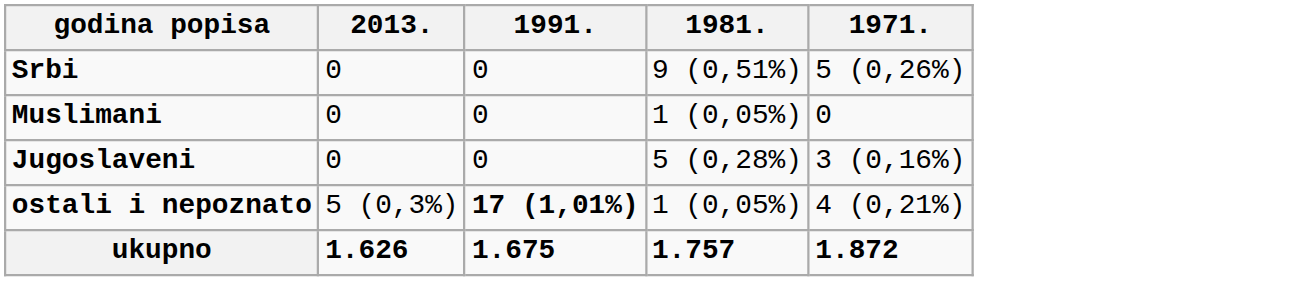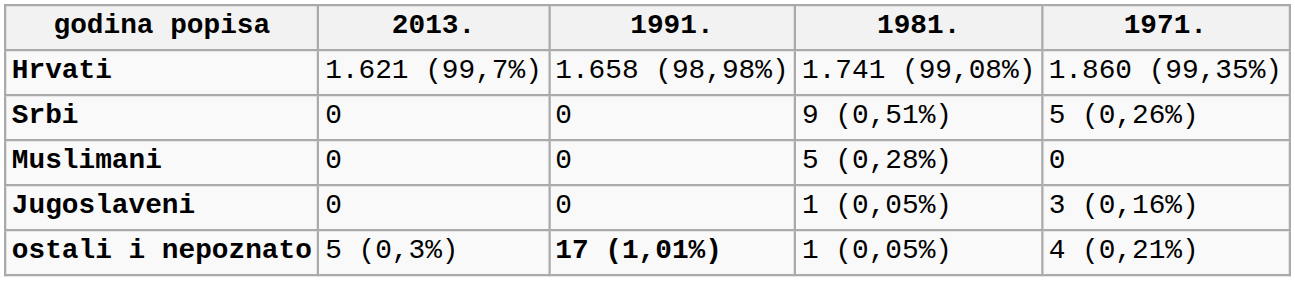+ row: (62, 73)
(727, 118) 1 (0,05%) -> (877, 162) 5 (0,28%)
(727, 162) 5 (0,28%) -> (877, 207) 1 (0,05%)
- row: (162, 252)
